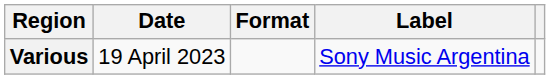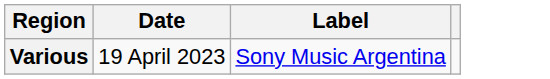- column: (272, 21)
